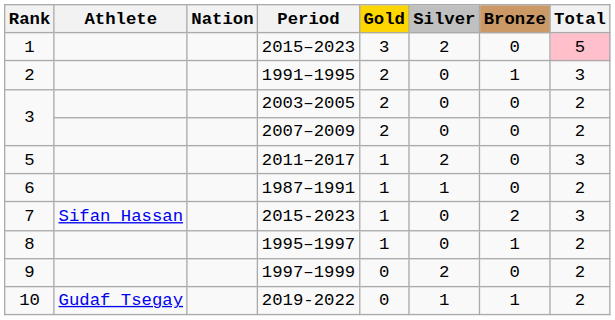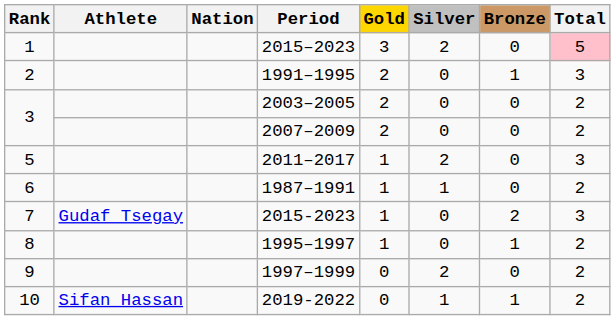(121, 216) Sifan Hassan -> (121, 216) Gudaf Tsegay
(121, 301) Gudaf Tsegay -> (121, 301) Sifan Hassan
